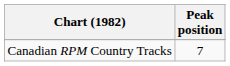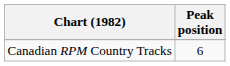(200, 50) 7 -> (200, 50) 6
